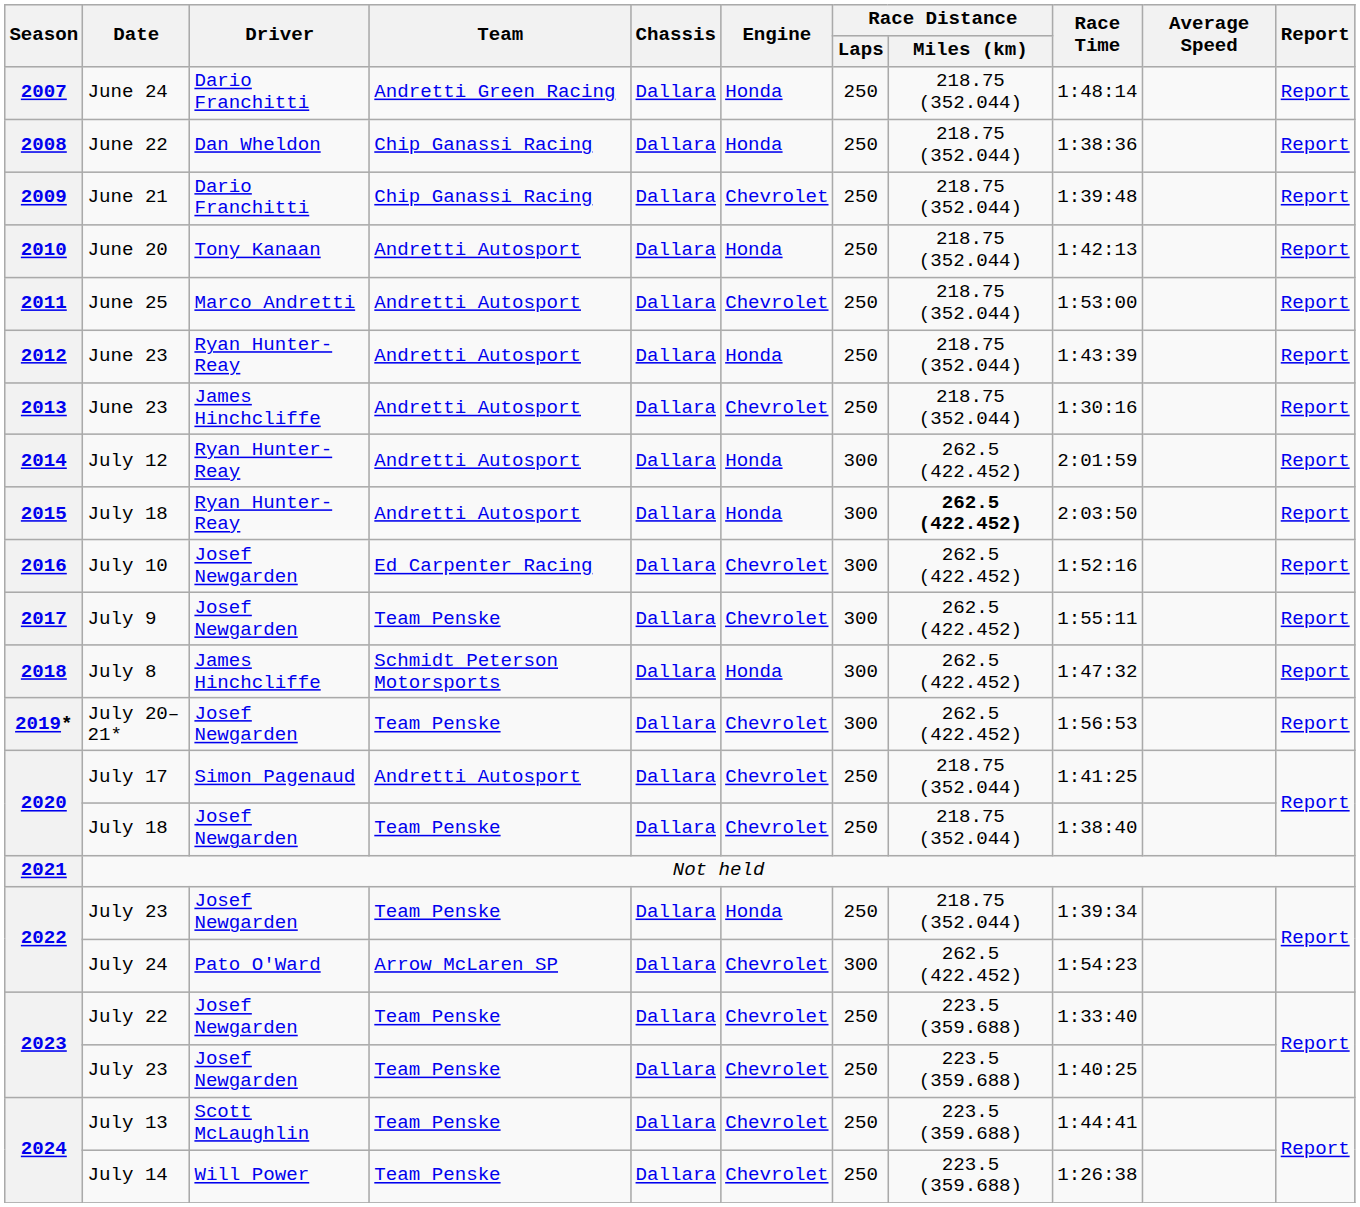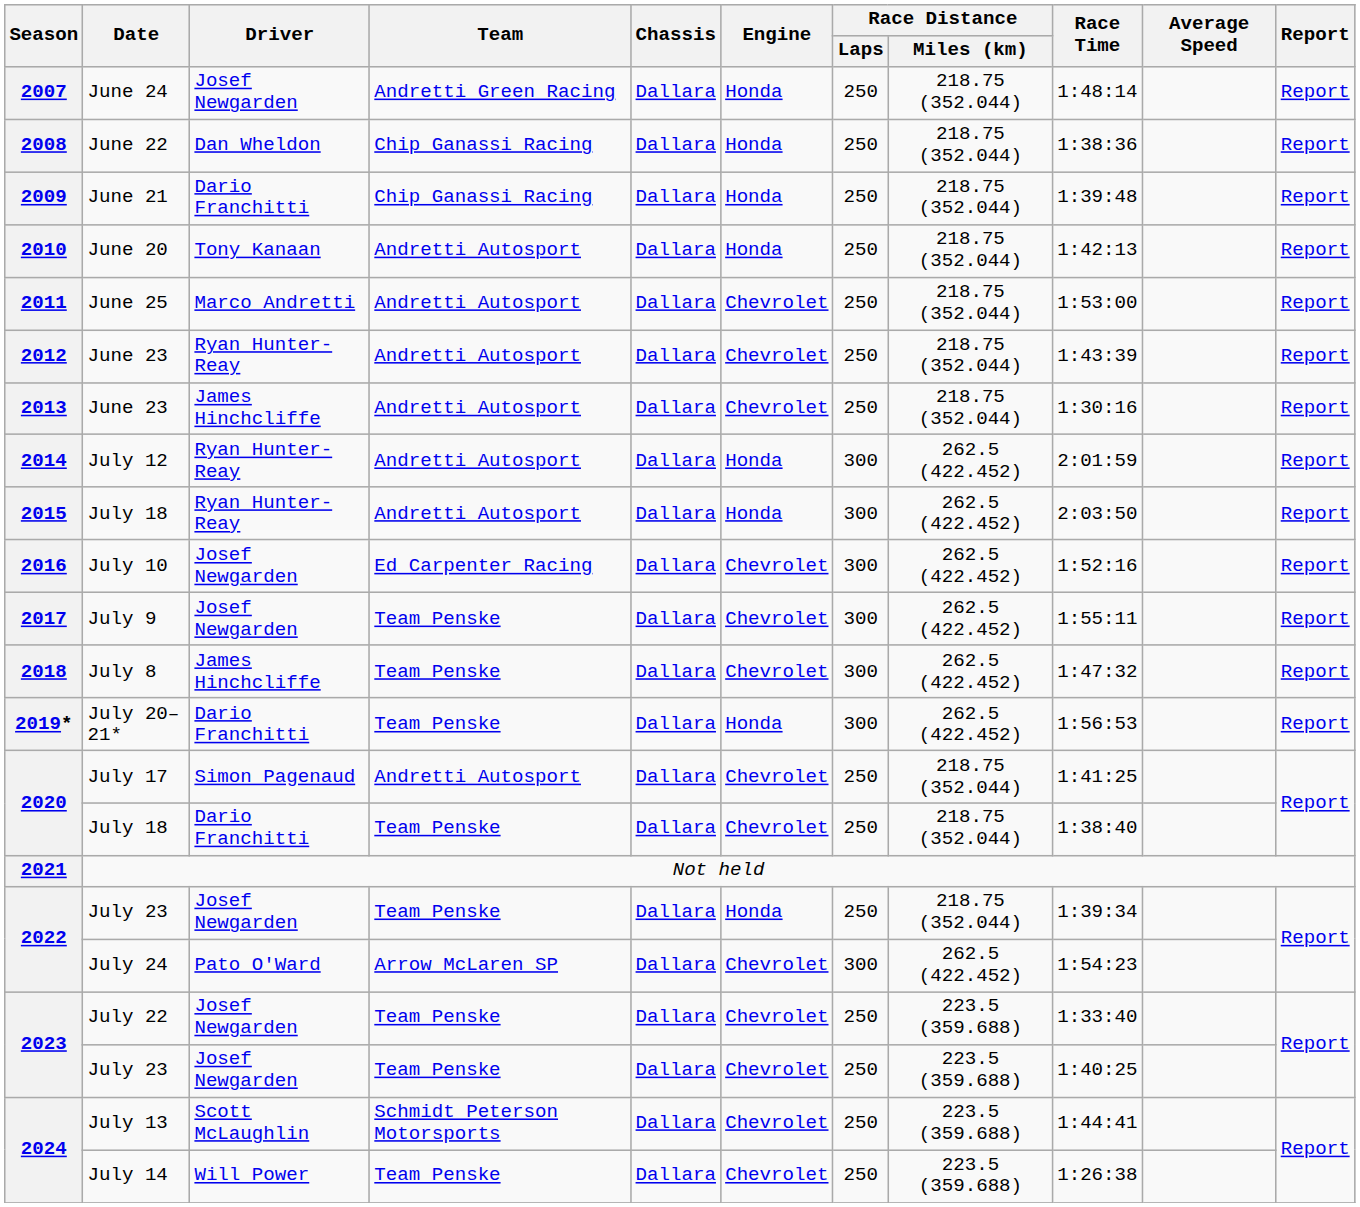(252, 93) Dario Franchitti -> (246, 93) Josef Newgarden
(777, 198) Chevrolet -> (754, 198) Honda
(754, 356) Honda -> (777, 356) Chevrolet
(970, 514) bold -> (970, 514) normal
(466, 672) Schmidt Peterson Motorsports -> (437, 672) Team Penske
(754, 672) Honda -> (777, 672) Chevrolet
(246, 724) Josef Newgarden -> (252, 724) Dario Franchitti
(777, 724) Chevrolet -> (754, 724) Honda
(246, 830) Josef Newgarden -> (252, 830) Dario Franchitti
(437, 1124) Team Penske -> (466, 1124) Schmidt Peterson Motorsports
